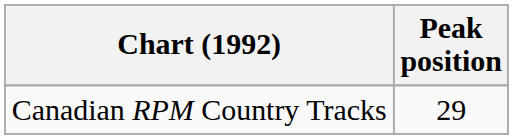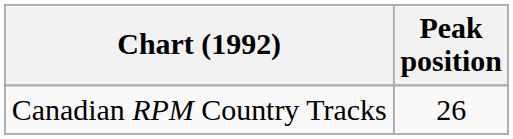(451, 109) 29 -> (451, 109) 26
